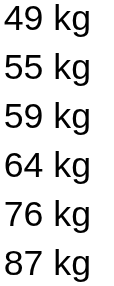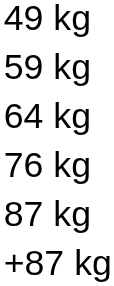- row: (47, 67)
+ row: (58, 263)
